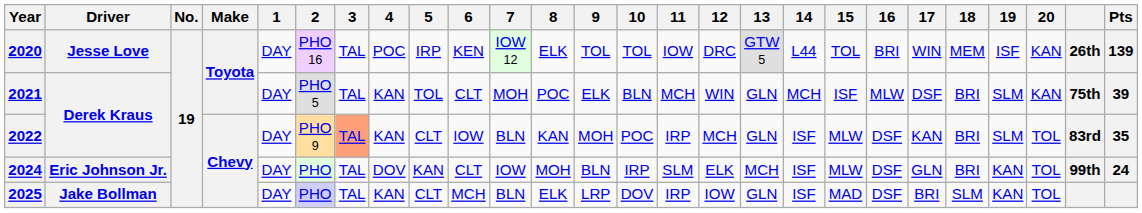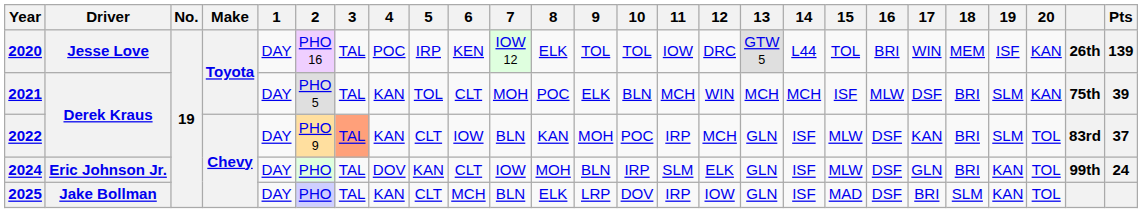(762, 93) GLN -> (762, 93) MCH
(1121, 136) 35 -> (1121, 136) 37
(762, 170) MCH -> (762, 170) GLN
